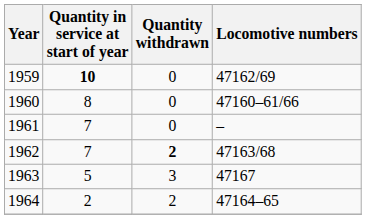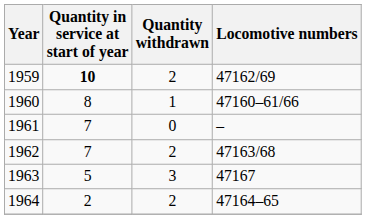(172, 77) 0 -> (172, 77) 2
(172, 101) 0 -> (172, 101) 1
(172, 151) bold -> (172, 151) normal
